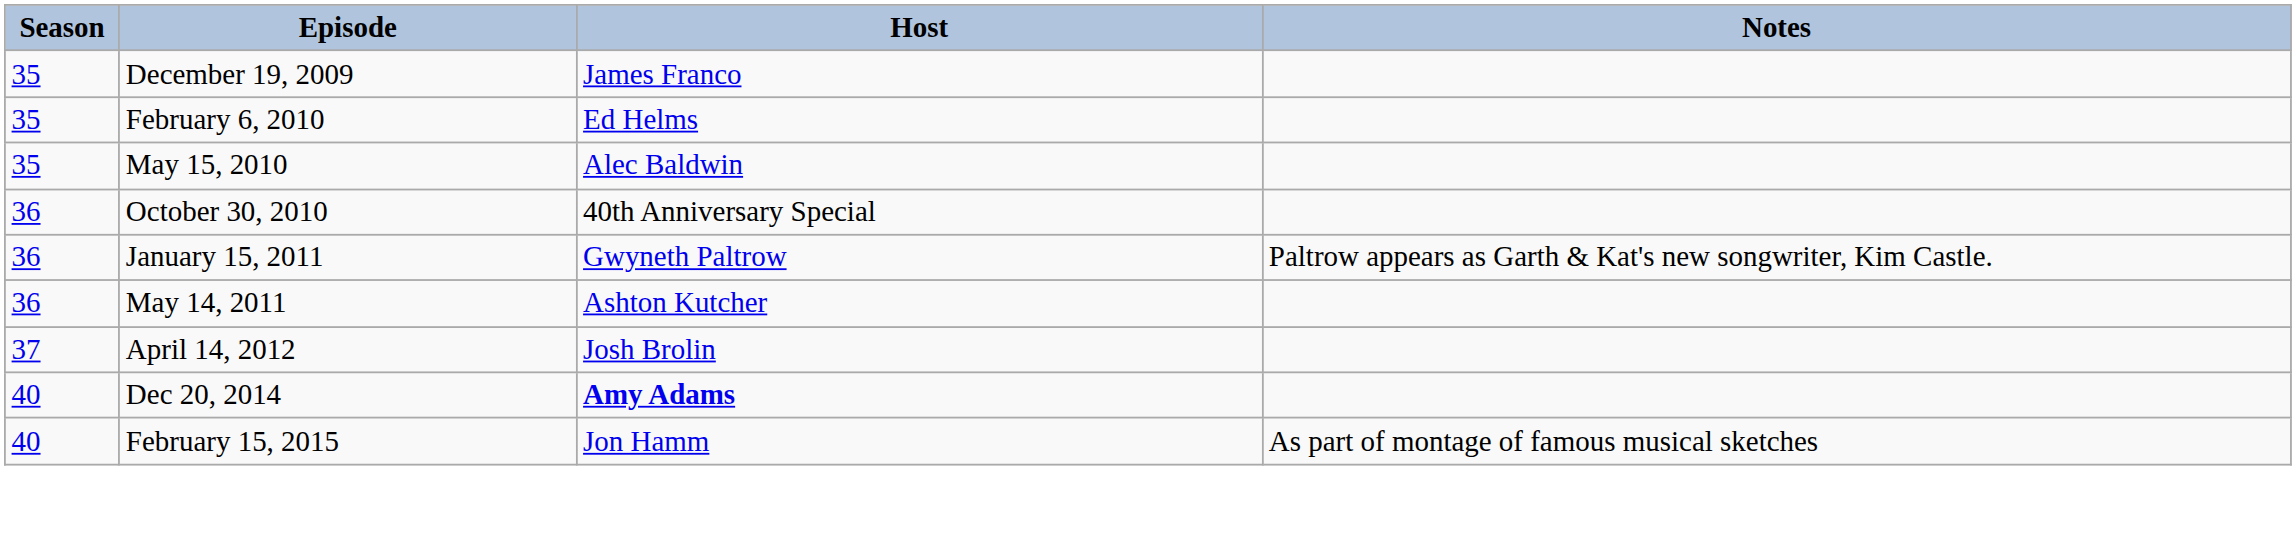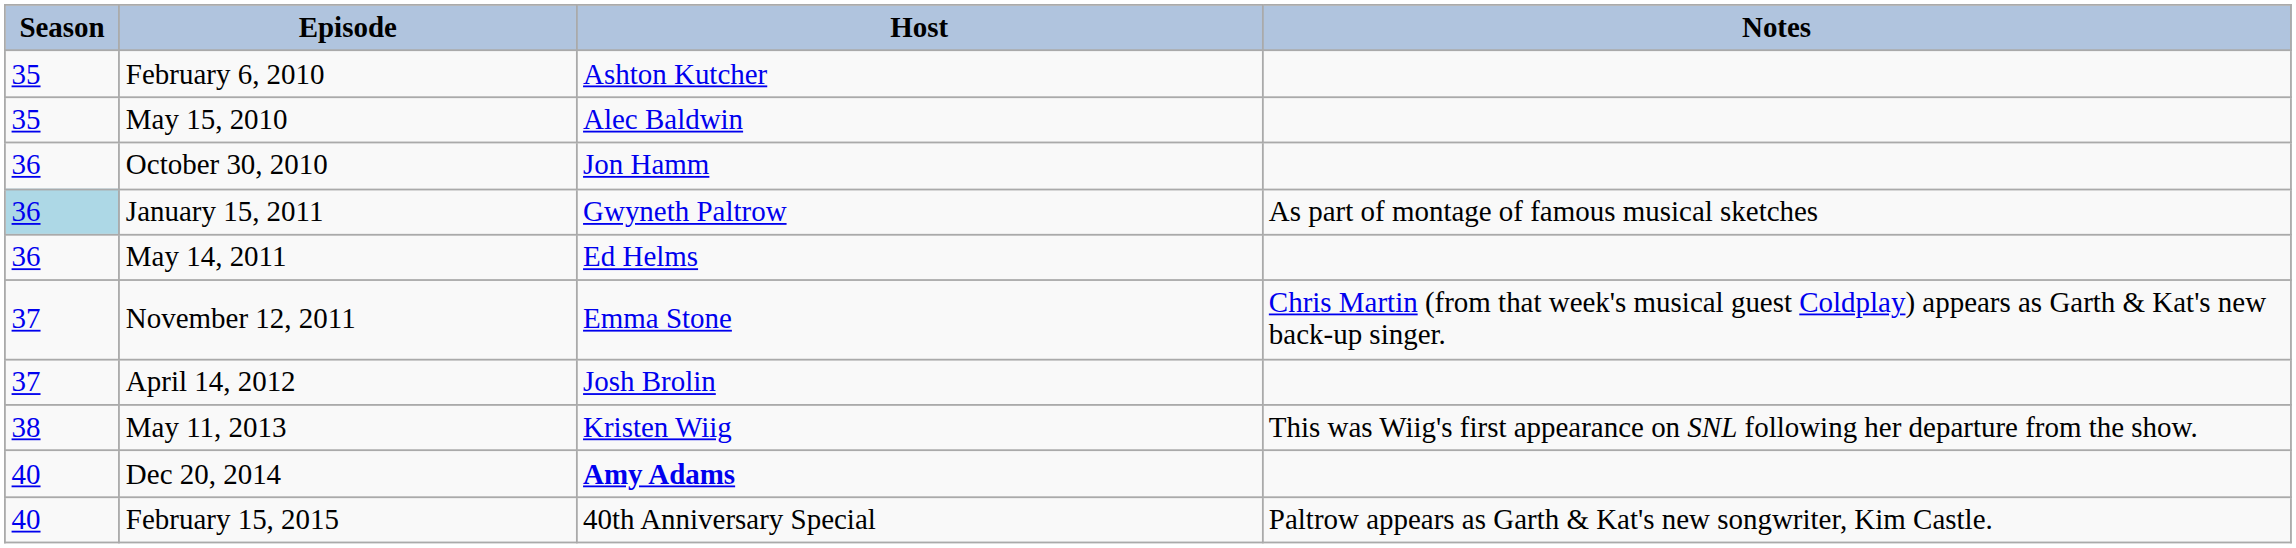- row: (240, 73)
(641, 119) Ed Helms -> (675, 73) Ashton Kutcher
(729, 211) 40th Anniversary Special -> (646, 165) Jon Hamm
(26, 257) no background -> (26, 211) lightblue background
(1631, 257) Paltrow appears as Garth & Kat's new songwriter, Kim Castle. -> (1544, 211) As part of montage of famous musical sketches
(675, 303) Ashton Kutcher -> (641, 257) Ed Helms
+ row: (241, 319)
+ row: (206, 427)
(646, 440) Jon Hamm -> (729, 519) 40th Anniversary Special
(1544, 440) As part of montage of famous musical sketches -> (1631, 519) Paltrow appears as Garth & Kat's new songwriter, Kim Castle.
